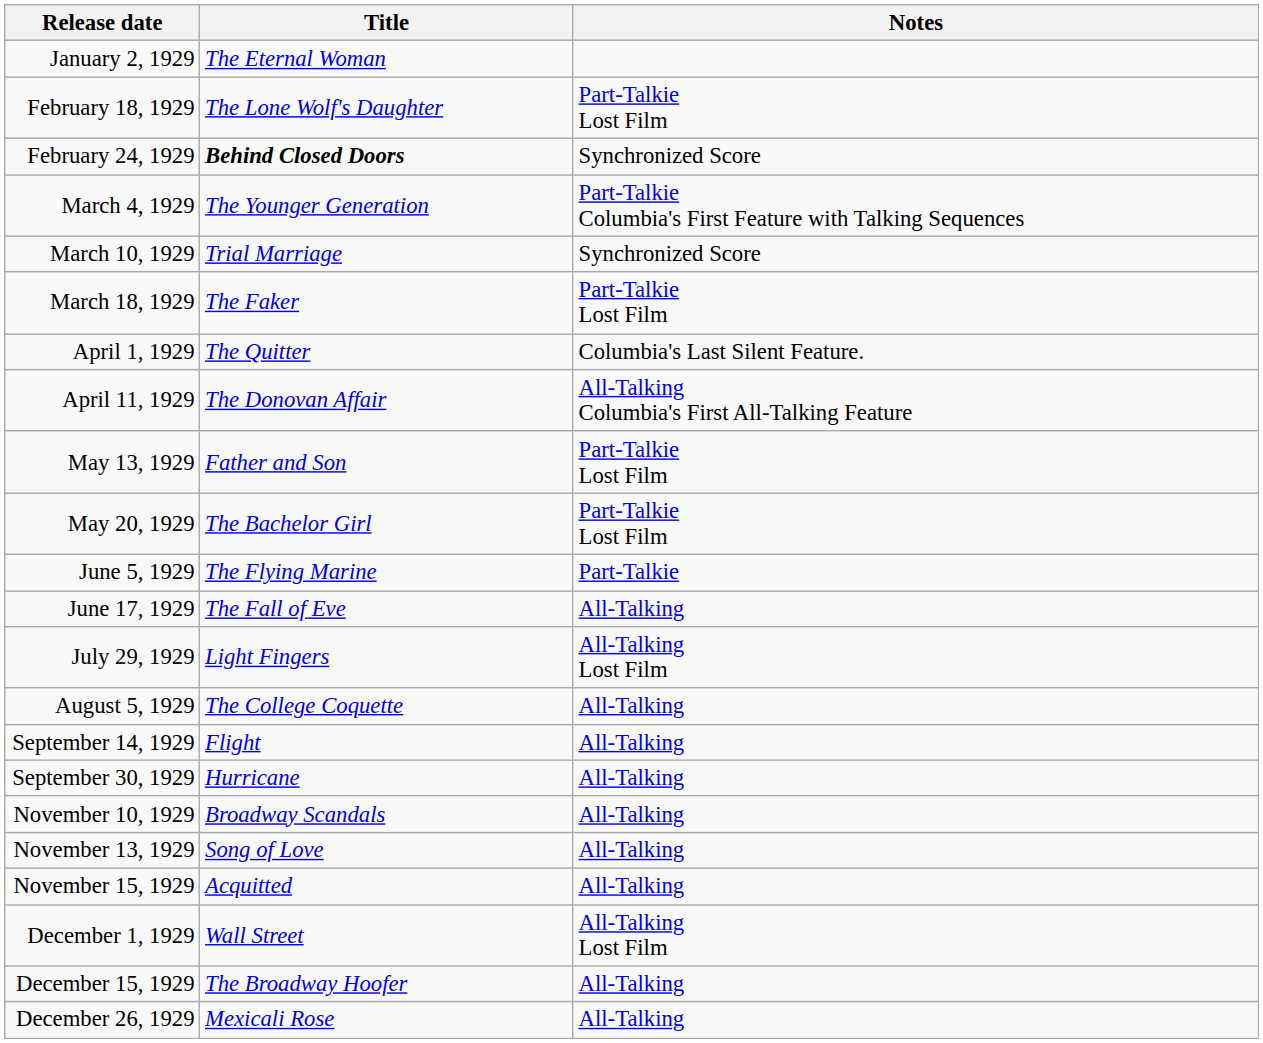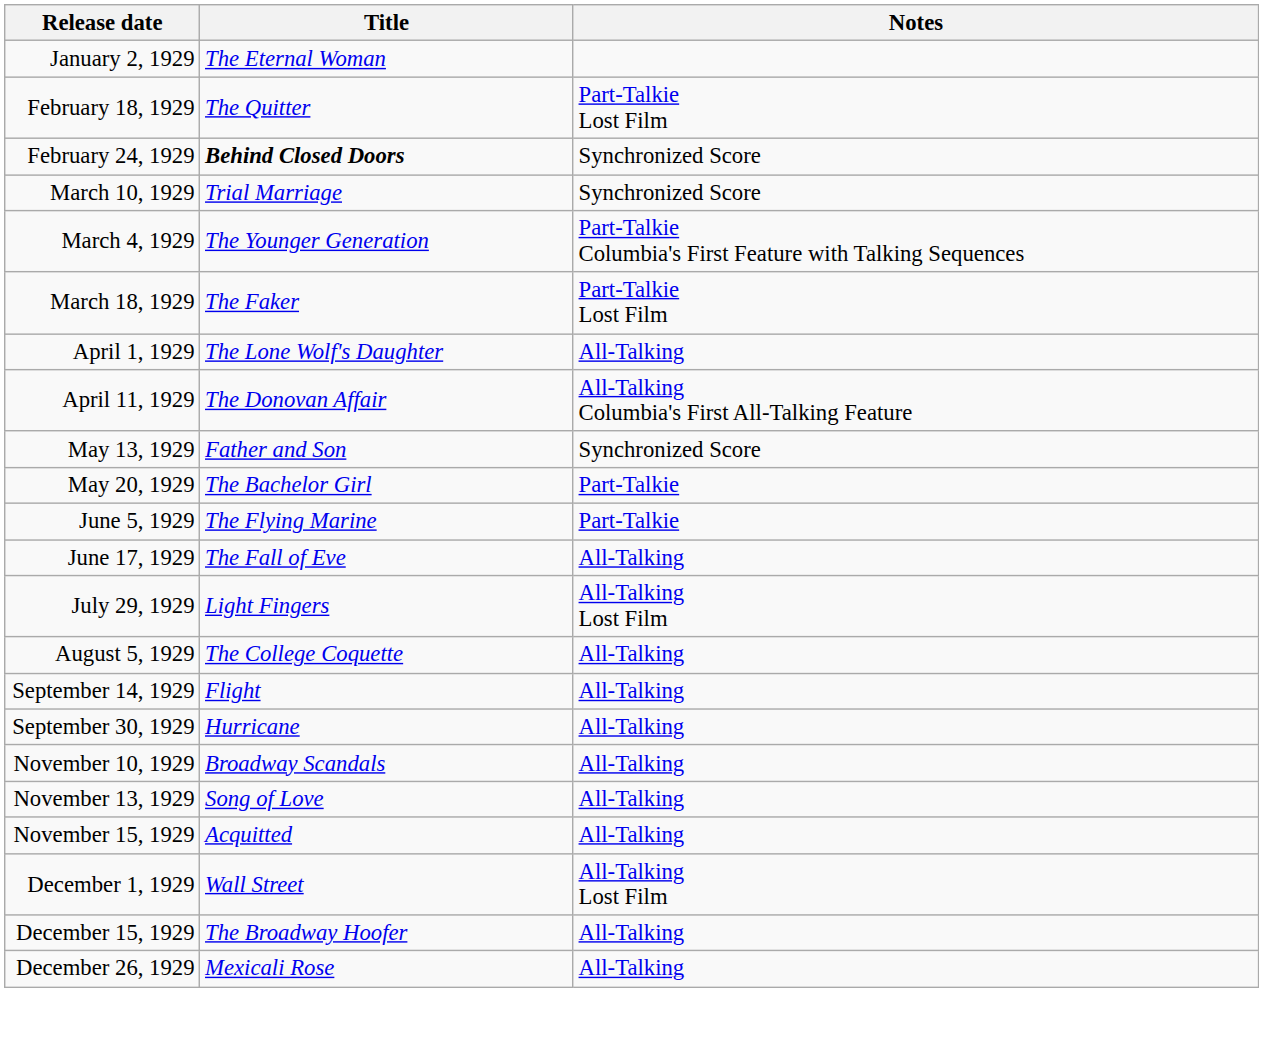(324, 107) The Lone Wolf's Daughter -> (258, 107) The Quitter
rows swapped: (128, 204) <-> (122, 253)
(258, 351) The Quitter -> (324, 351) The Lone Wolf's Daughter
(721, 351) Columbia's Last Silent Feature. -> (631, 351) All-Talking
(629, 461) Part-Talkie Lost Film -> (670, 449) Synchronized Score
(629, 523) Part-Talkie Lost Film -> (629, 485) Part-Talkie
